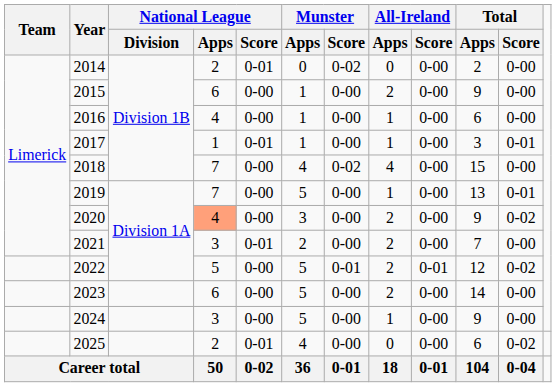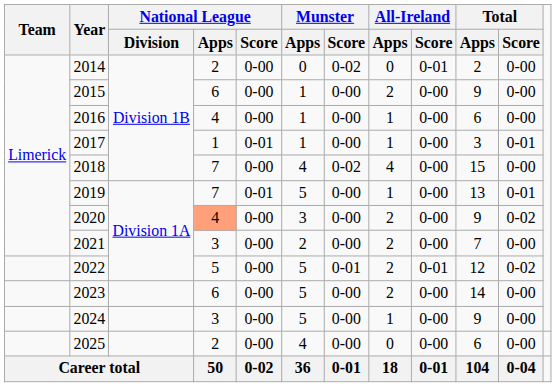(259, 67) 0-01 -> (259, 67) 0-00
(434, 67) 0-00 -> (434, 67) 0-01
(259, 192) 0-00 -> (259, 192) 0-01
(259, 243) 0-01 -> (259, 243) 0-00
(259, 343) 0-01 -> (259, 343) 0-00
(521, 343) 0-02 -> (521, 343) 0-00
